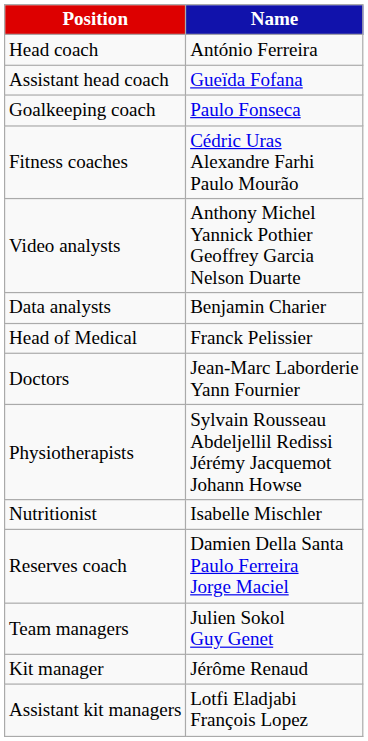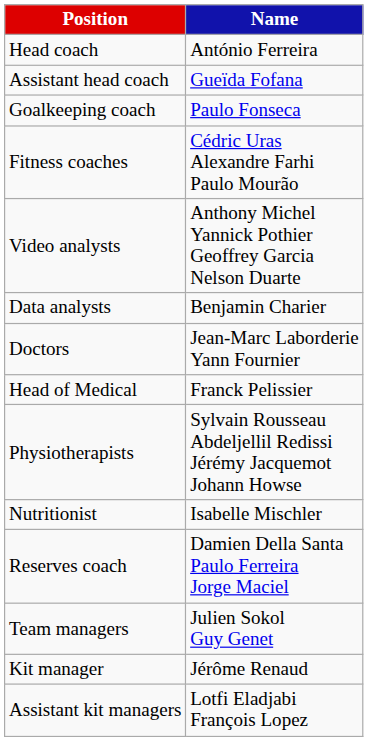rows swapped: (73, 338) <-> (39, 378)
